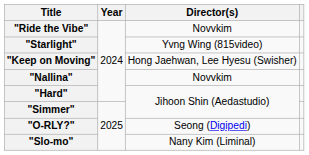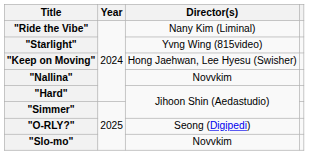(212, 28) Novvkim -> (212, 28) Nany Kim (Liminal)
(212, 142) Nany Kim (Liminal) -> (212, 142) Novvkim
